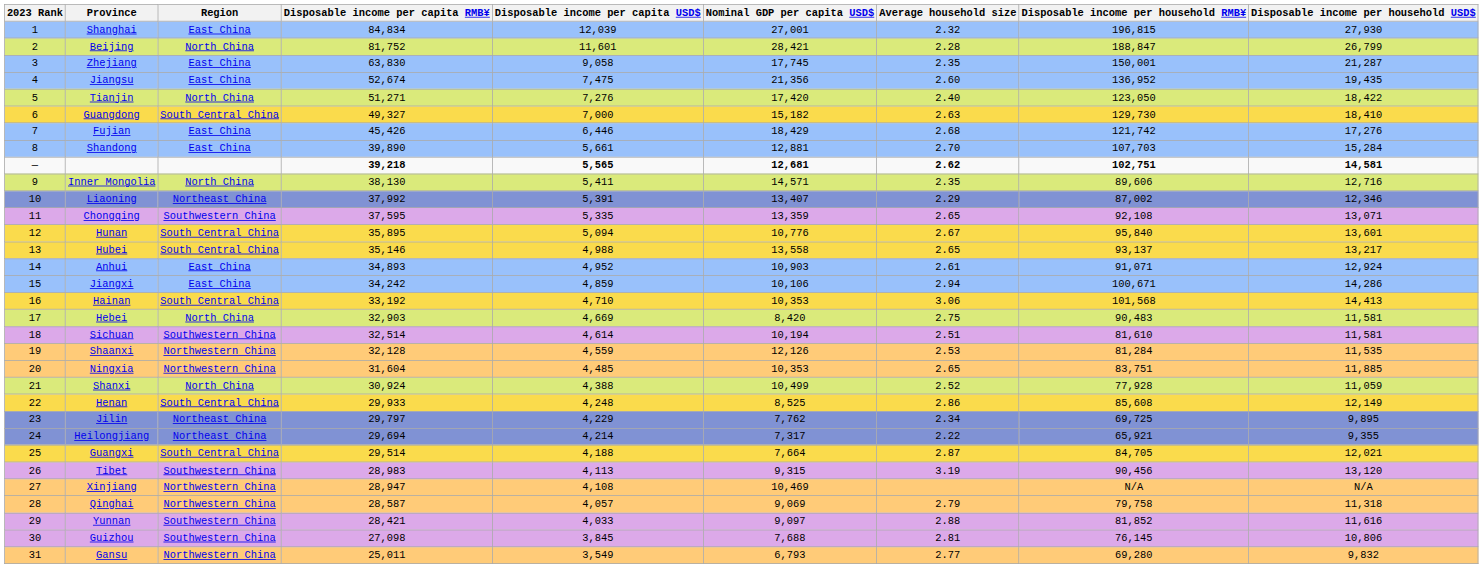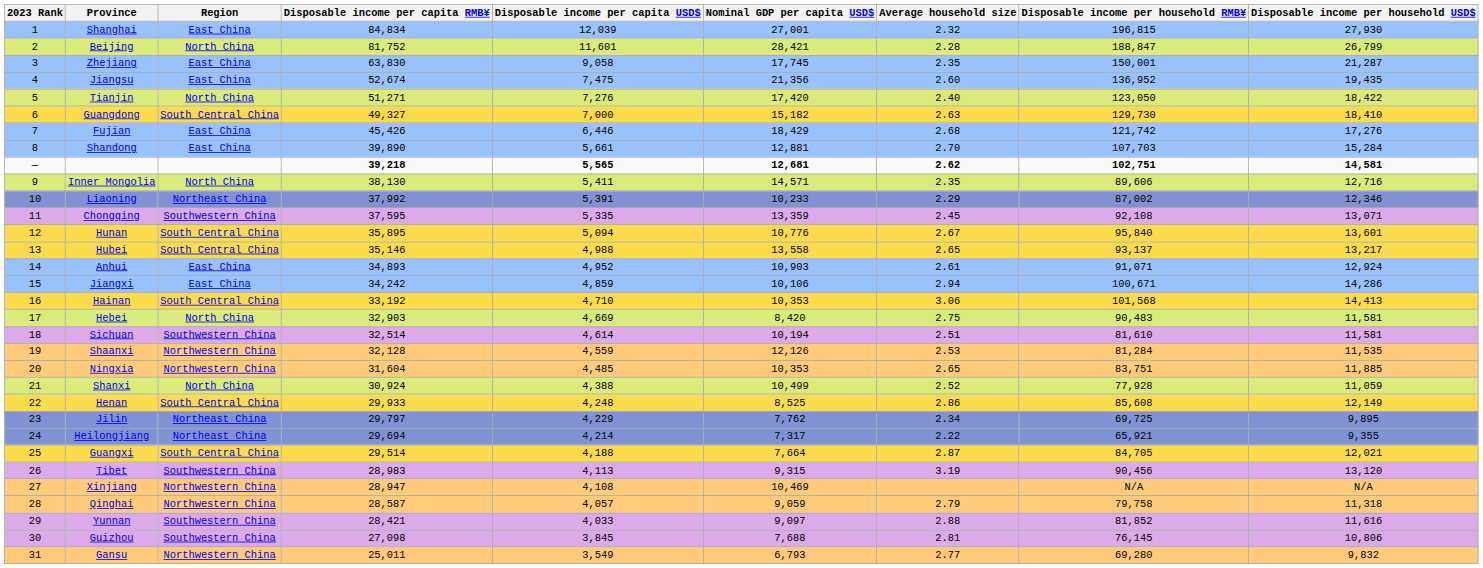(790, 199) 13,407 -> (790, 199) 10,233
(948, 216) 2.65 -> (948, 216) 2.45
(790, 504) 9,069 -> (790, 504) 9,059
